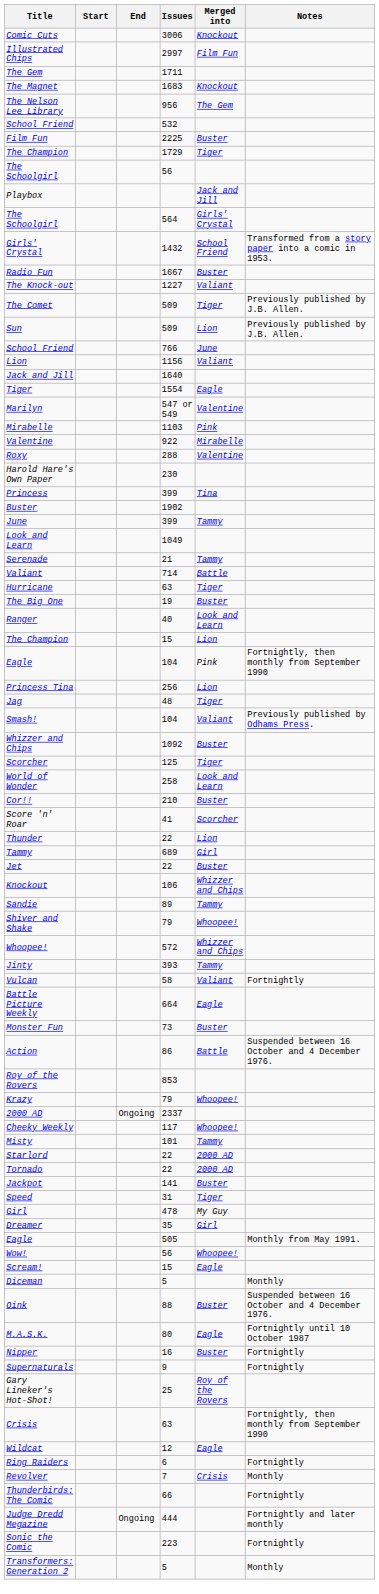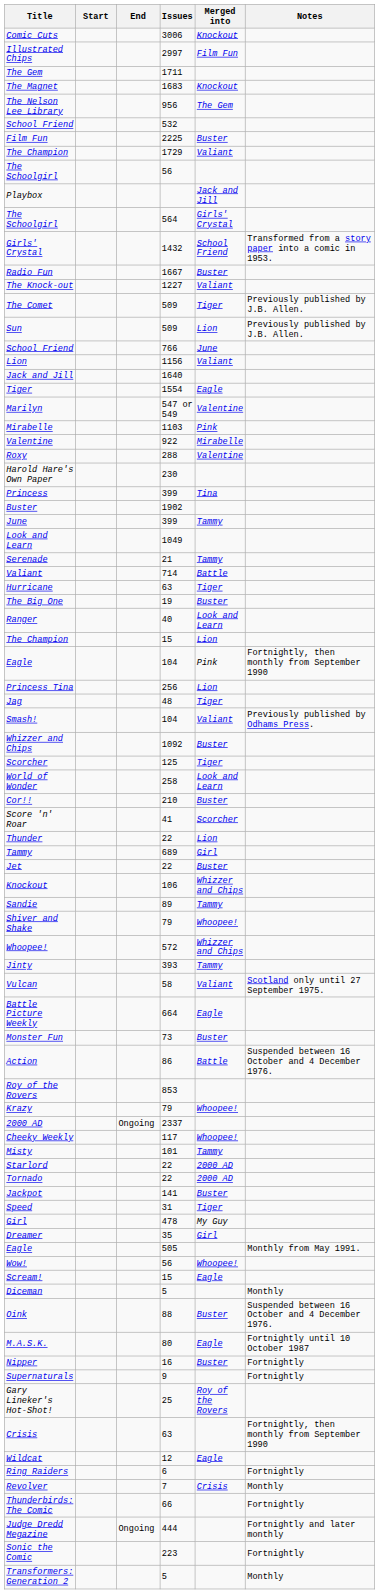(210, 153) Tiger -> (215, 153) Valiant
(276, 980) Fortnightly -> (304, 985) Scotland only until 27 September 1975.
